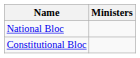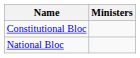rows swapped: (35, 28) <-> (47, 45)
